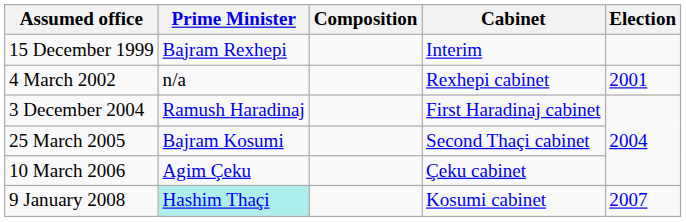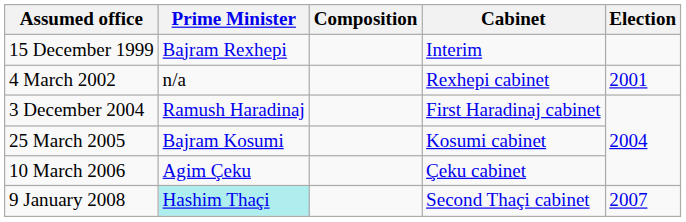(508, 140) Second Thaçi cabinet -> (486, 140) Kosumi cabinet
(486, 200) Kosumi cabinet -> (508, 200) Second Thaçi cabinet
